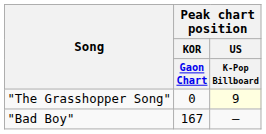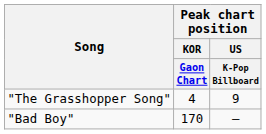(192, 99) 0 -> (192, 99) 4
(236, 99) lightyellow background -> (236, 99) no background
(192, 119) 167 -> (192, 119) 170
